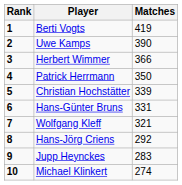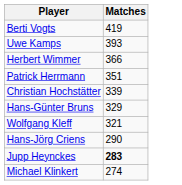- column: (19, 12)
(143, 44) 390 -> (114, 44) 393
(143, 76) 350 -> (114, 76) 351
(143, 108) 331 -> (114, 108) 329
(143, 140) 292 -> (114, 140) 290
(143, 156) normal -> (114, 156) bold
